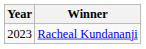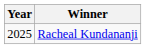(20, 33) 2023 -> (20, 33) 2025
